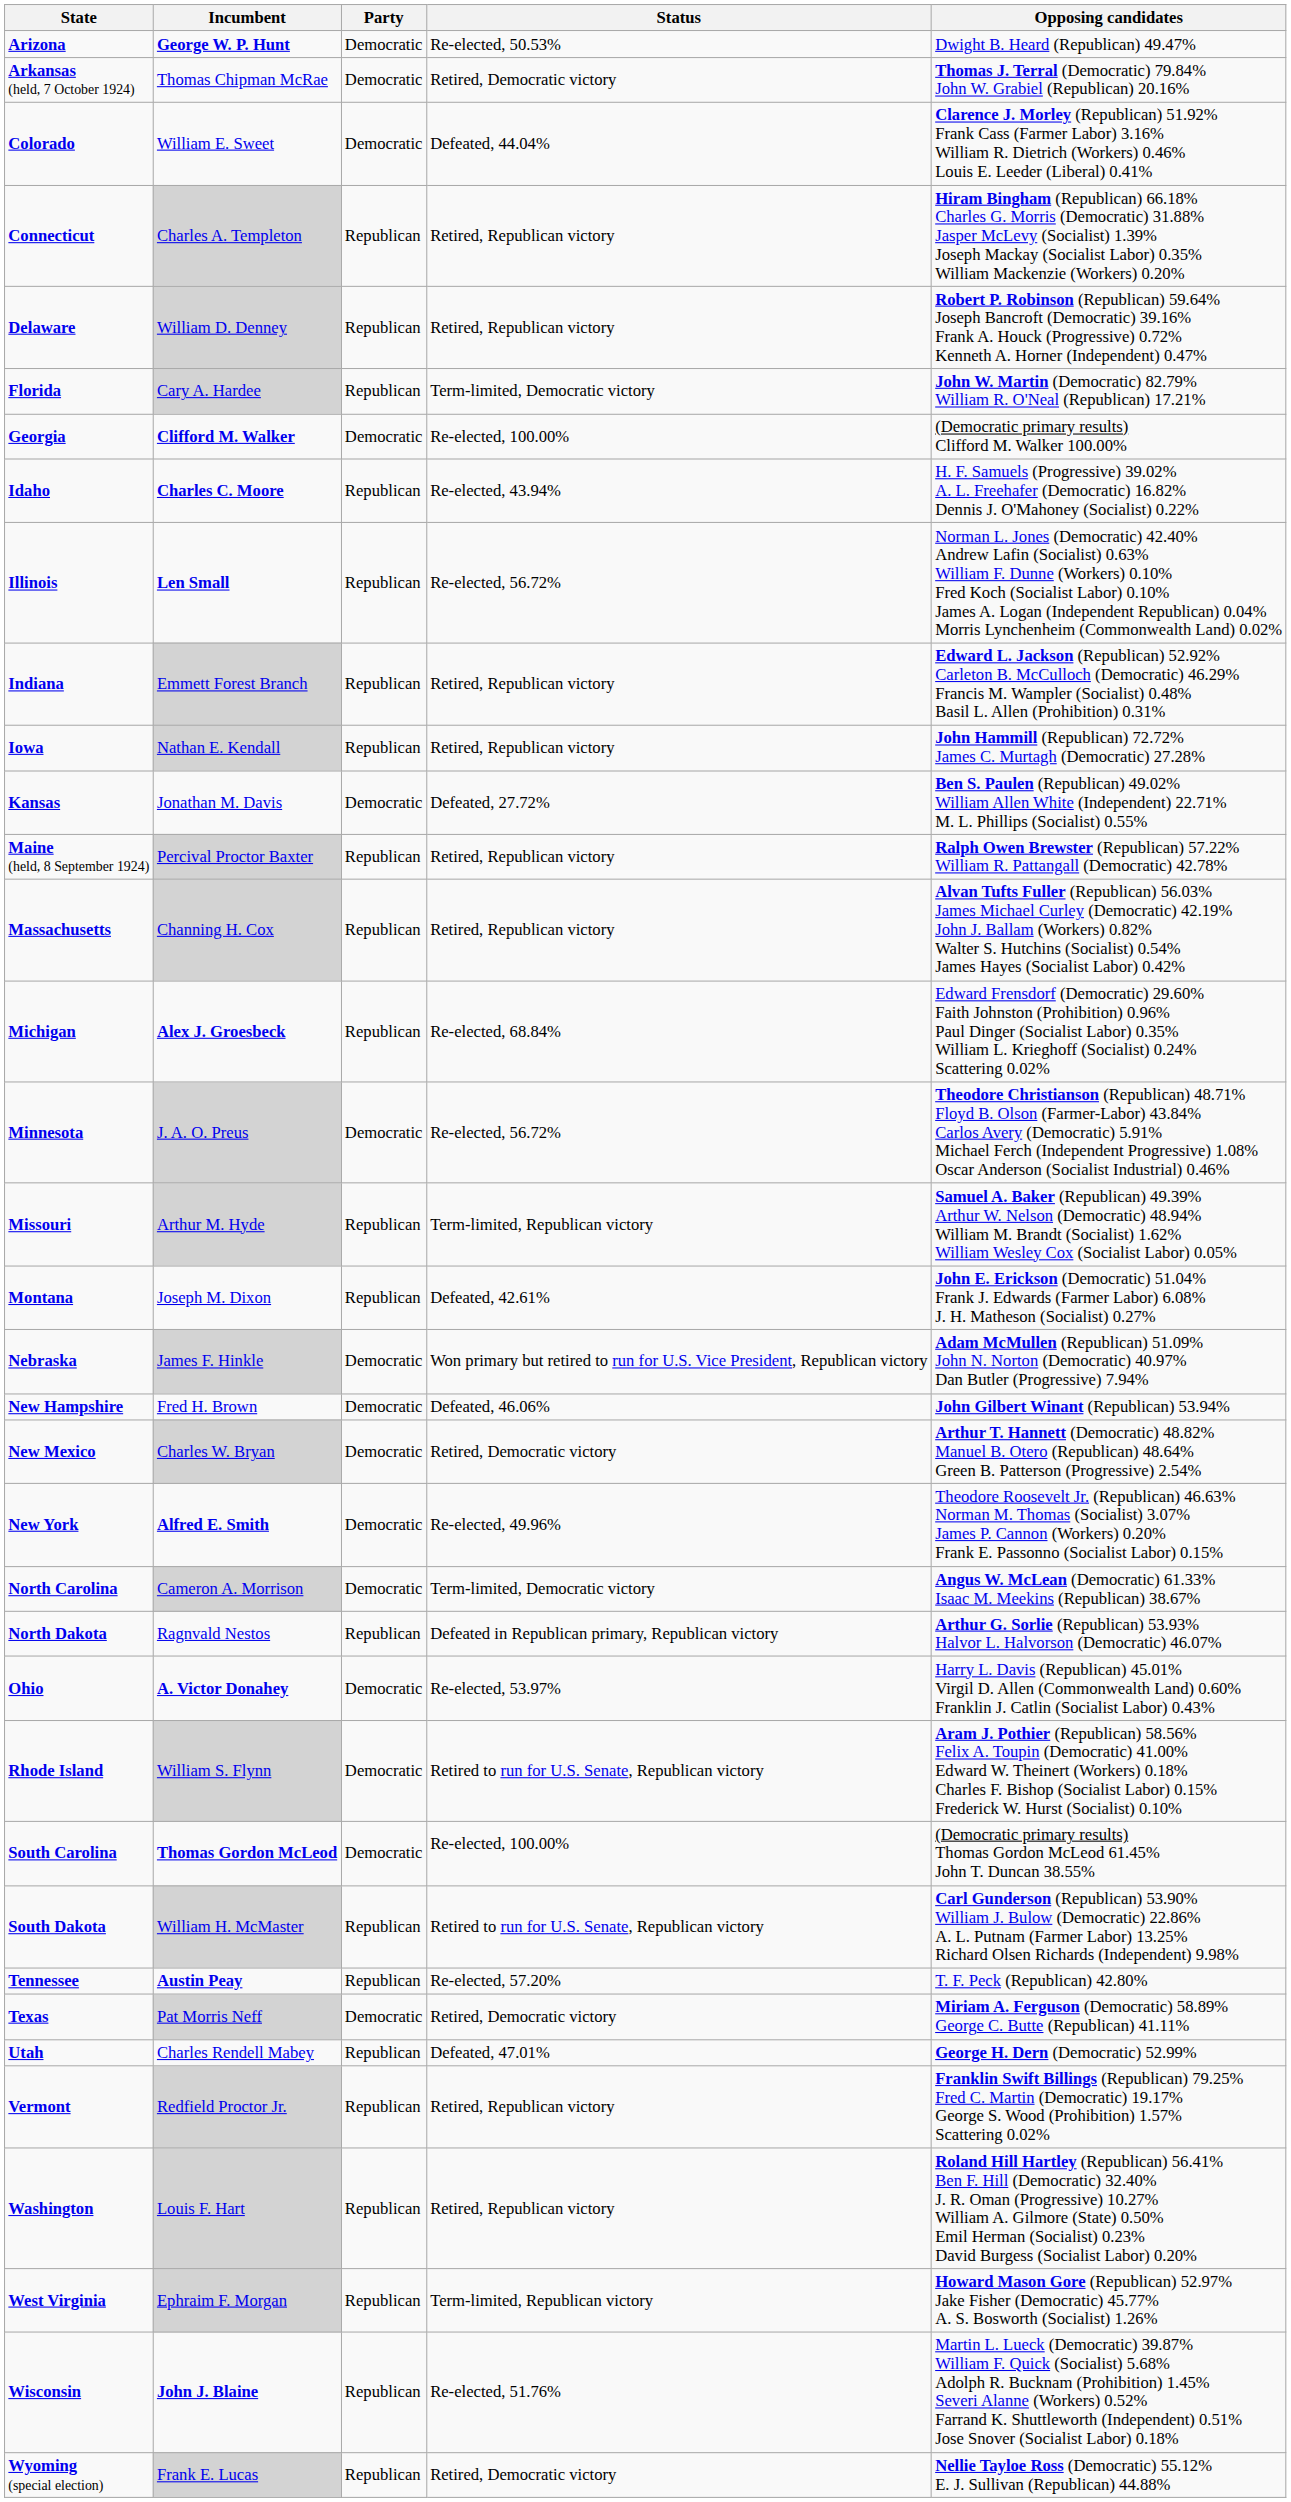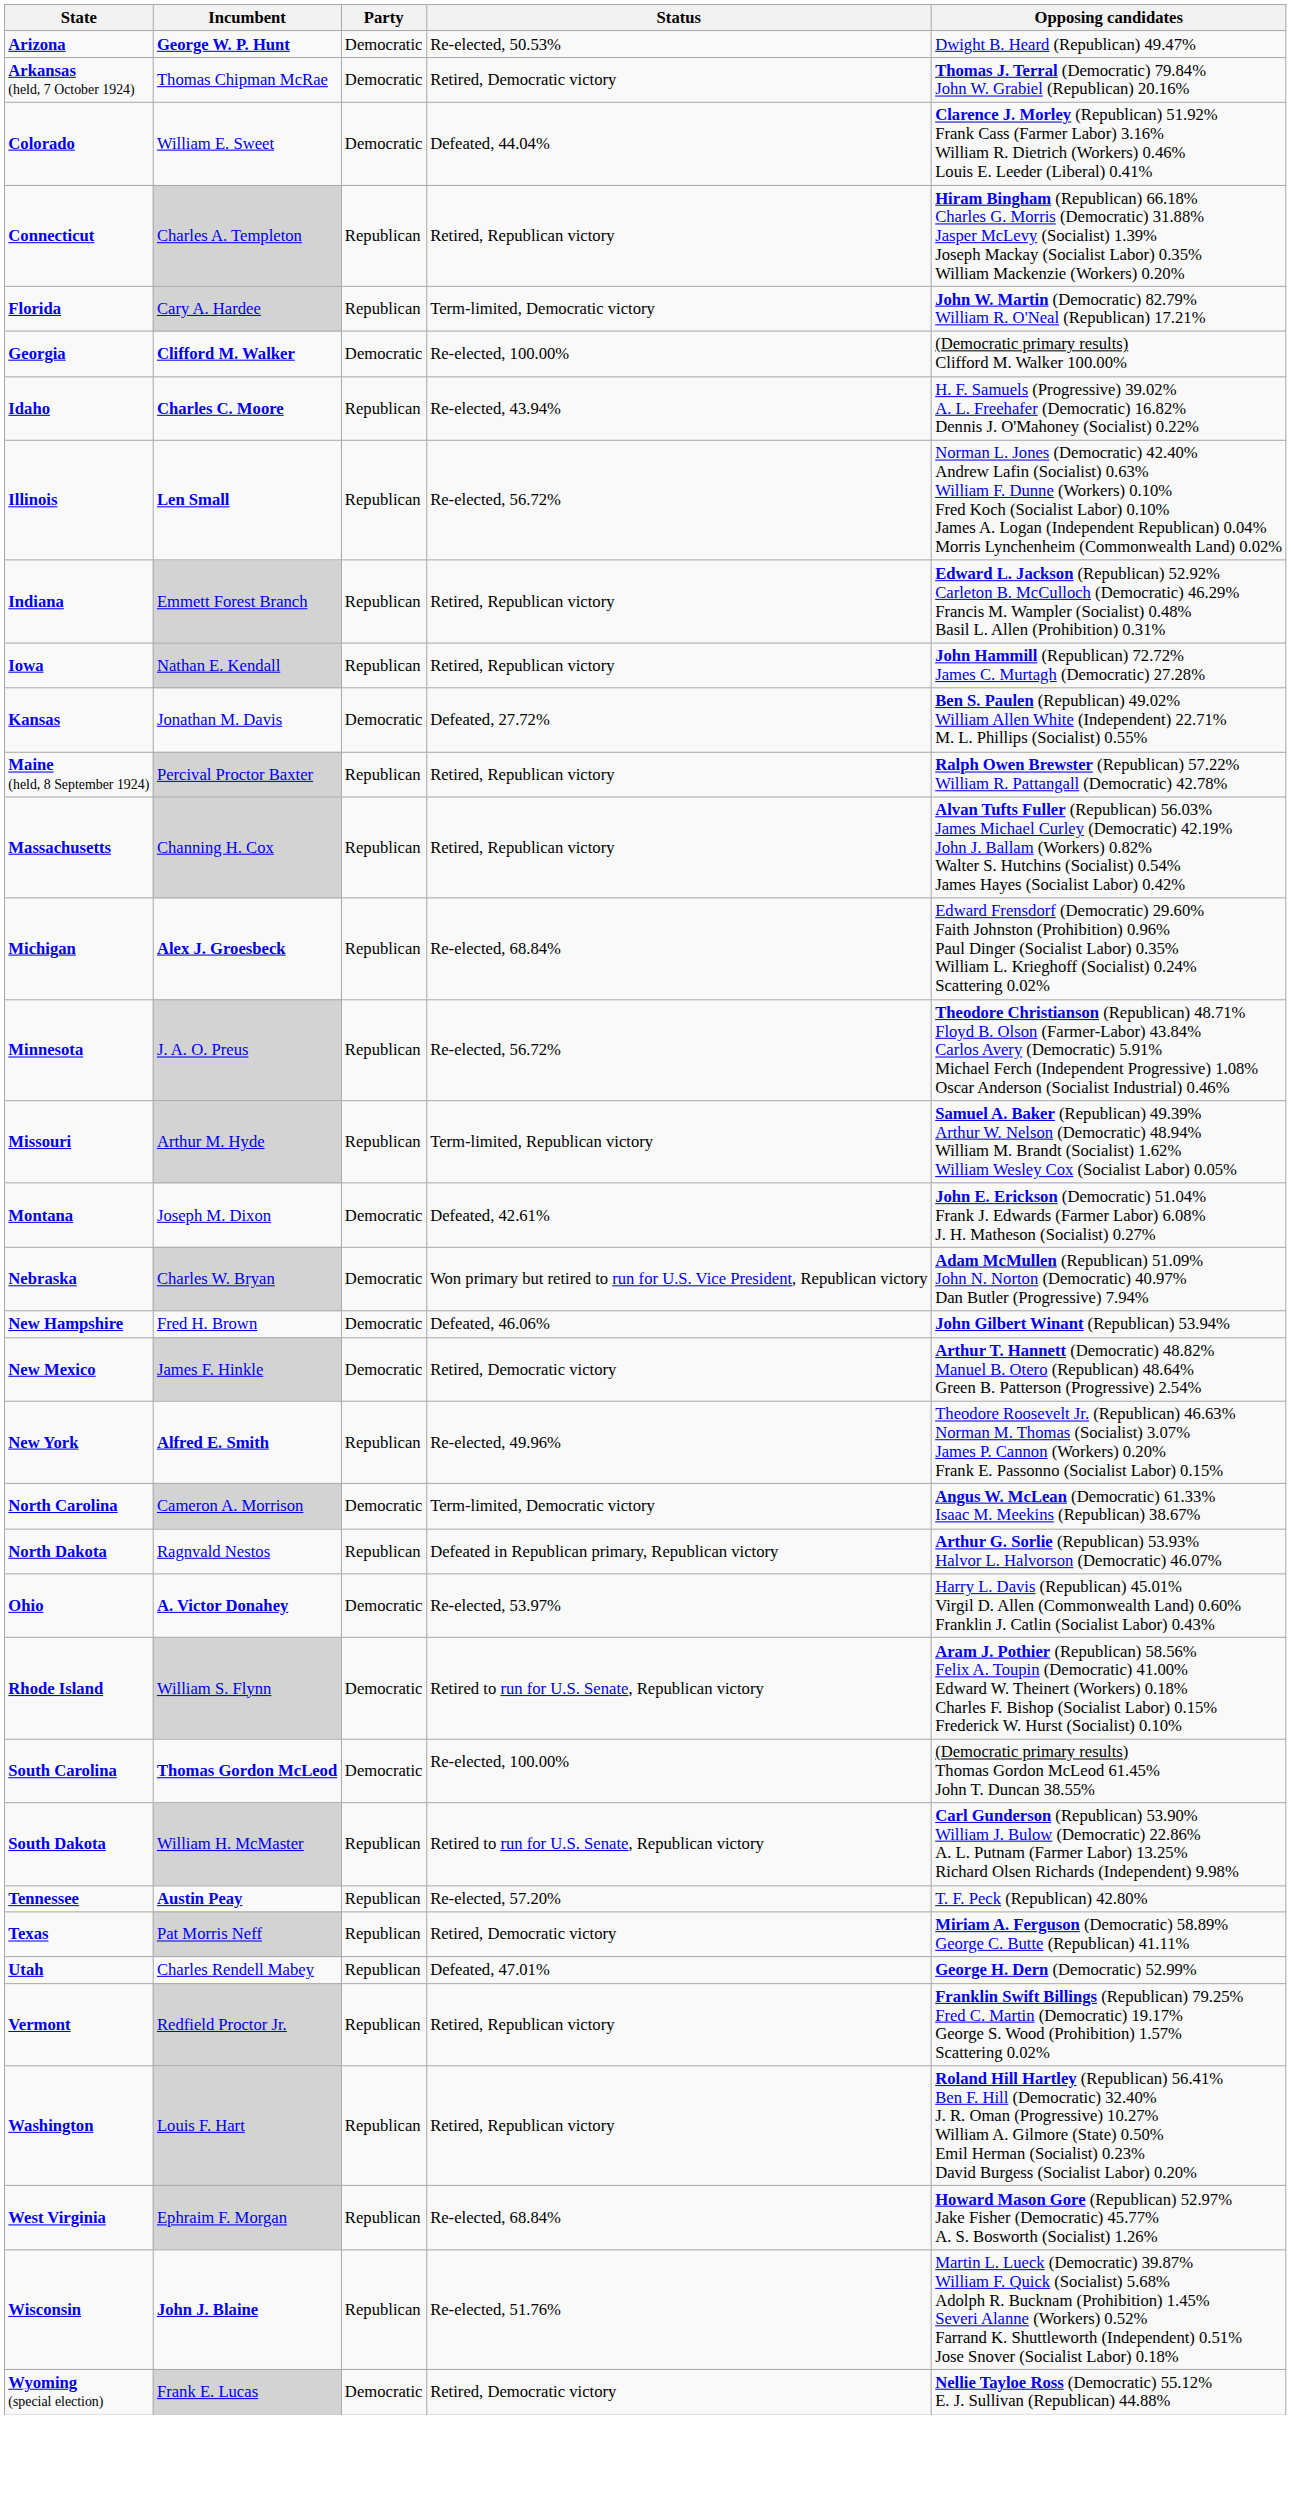- row: (42, 327)
(384, 1132) Democratic -> (383, 1050) Republican
(383, 1297) Republican -> (384, 1215) Democratic
(210, 1361) James F. Hinkle -> (216, 1278) Charles W. Bryan
(216, 1451) Charles W. Bryan -> (210, 1369) James F. Hinkle
(384, 1524) Democratic -> (383, 1442) Republican
(384, 2016) Democratic -> (383, 1934) Republican
(542, 2300) Term-limited, Republican victory -> (496, 2217) Re-elected, 68.84%
(383, 2474) Republican -> (384, 2392) Democratic
